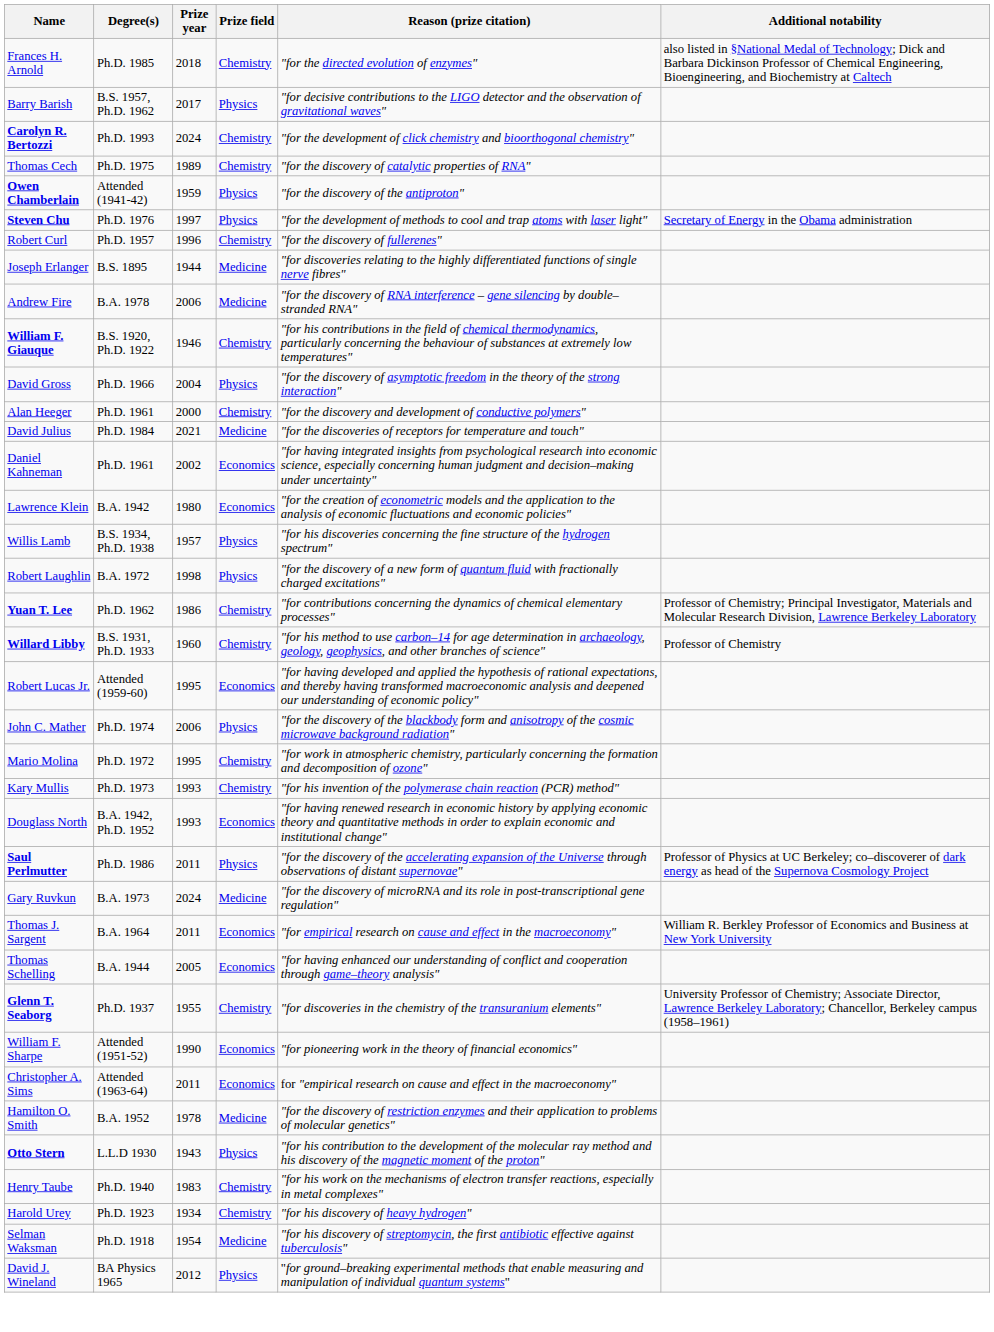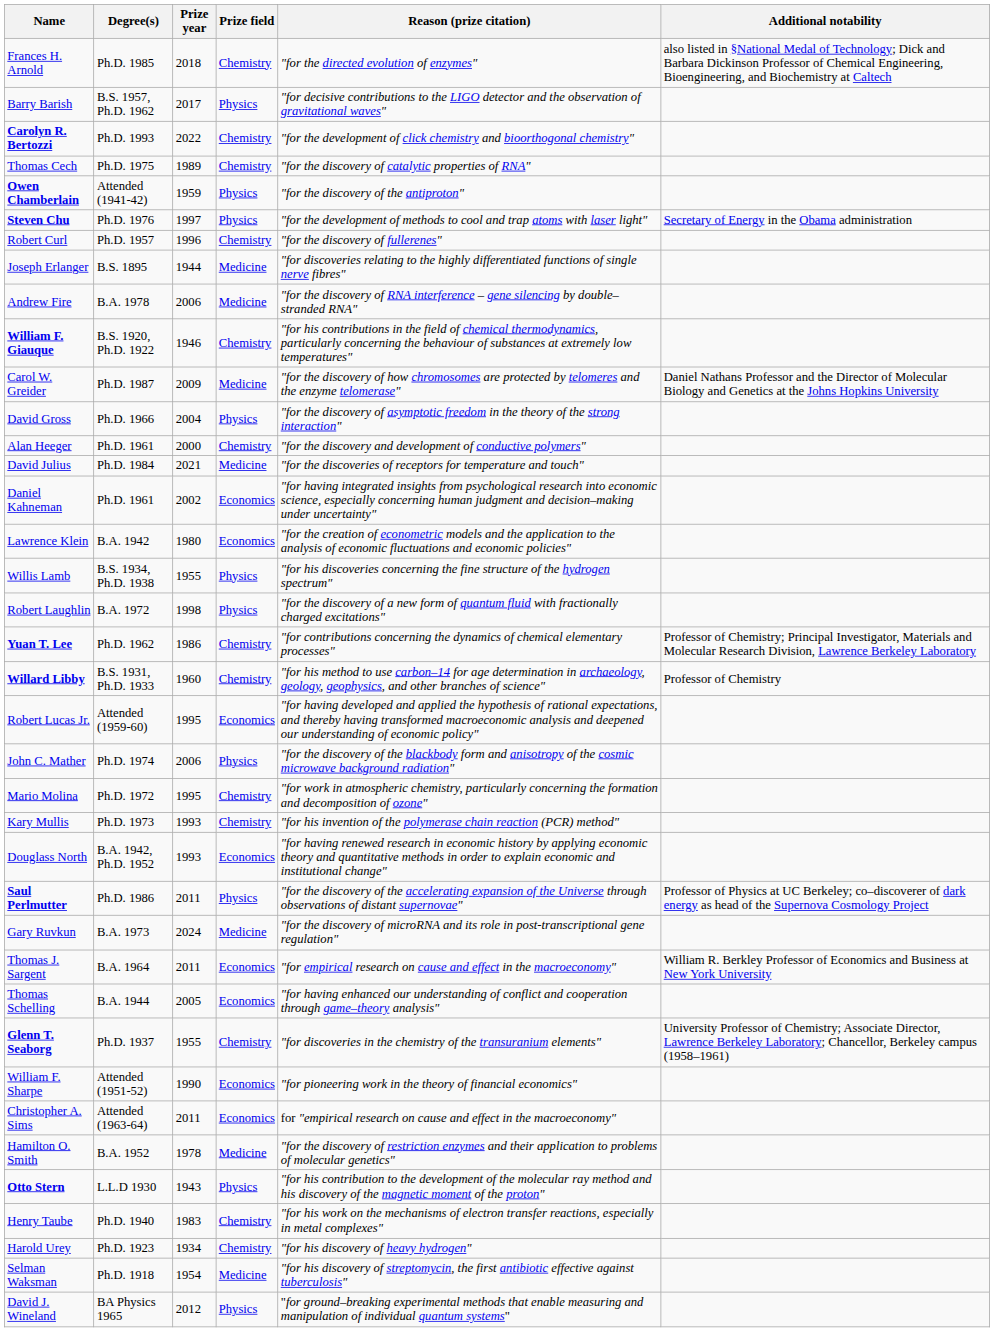(188, 138) 2024 -> (188, 138) 2022
+ row: (30, 384)
(188, 541) 1957 -> (188, 575) 1955
